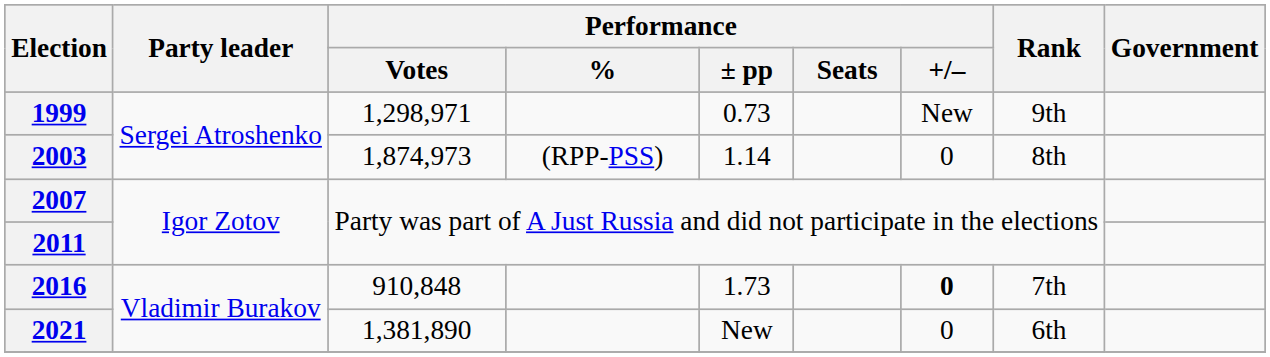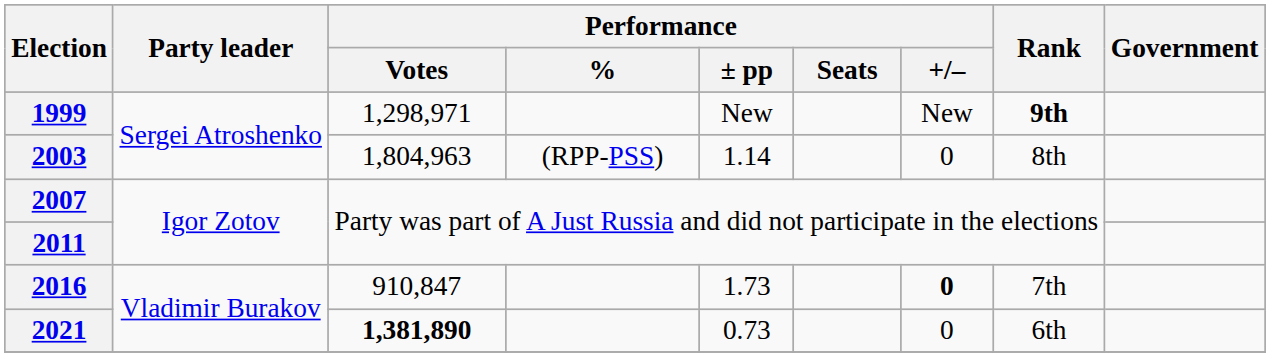(747, 112) 0.73 -> (747, 112) New
(1049, 112) normal -> (1049, 112) bold
(417, 156) 1,874,973 -> (417, 156) 1,804,963
(417, 286) 910,848 -> (417, 286) 910,847
(417, 329) normal -> (417, 329) bold
(747, 329) New -> (747, 329) 0.73
